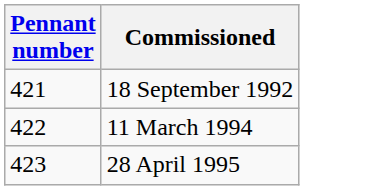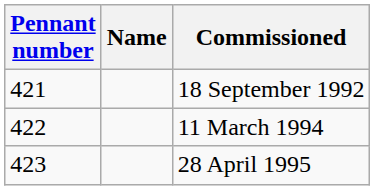+ column: (137, 37)
